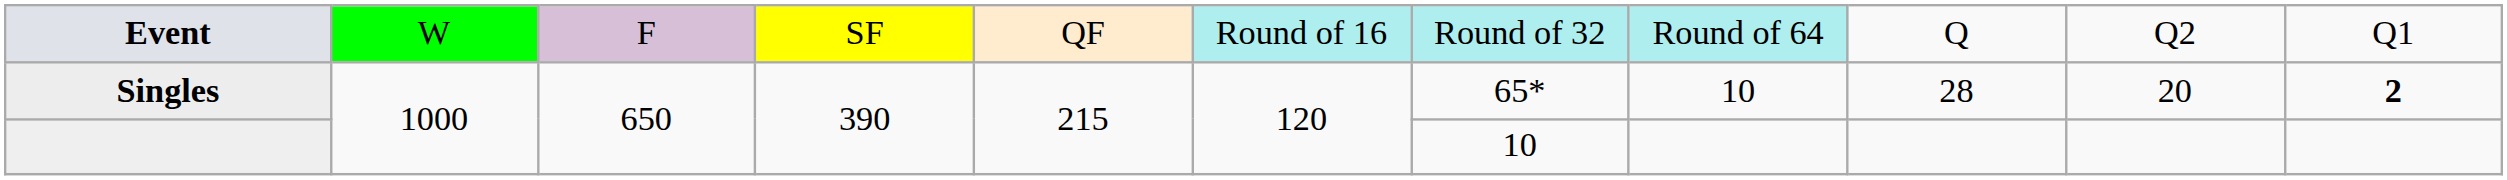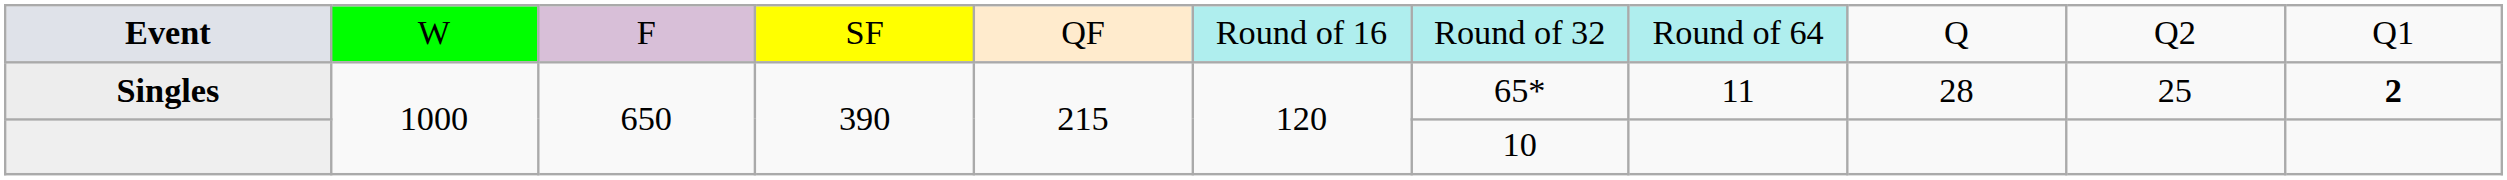(1738, 89) 10 -> (1738, 89) 11
(2175, 89) 20 -> (2175, 89) 25
